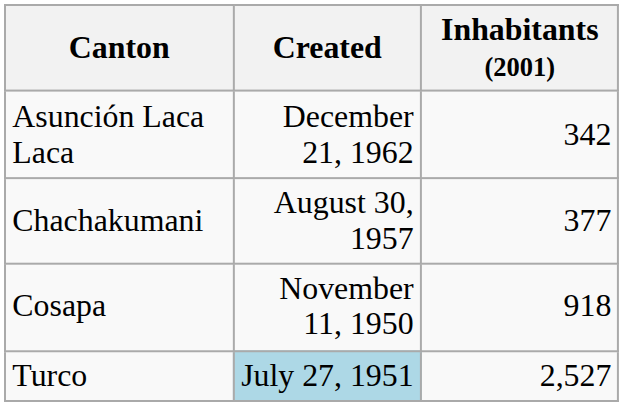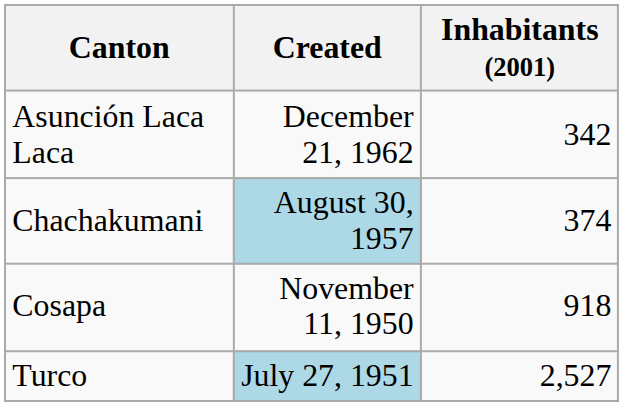(344, 220) no background -> (344, 220) lightblue background
(587, 220) 377 -> (587, 220) 374
